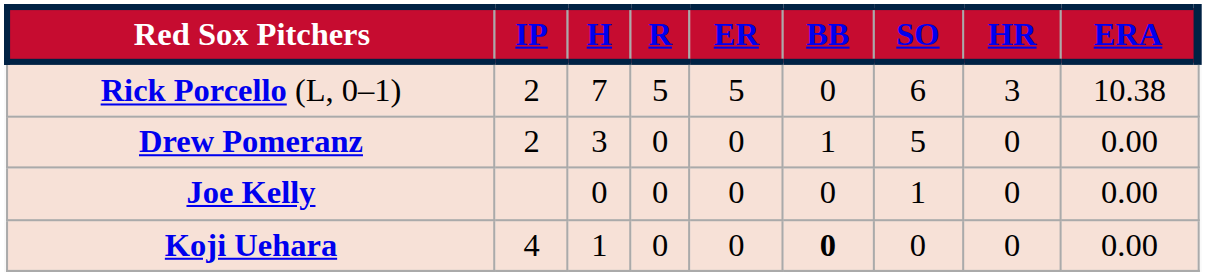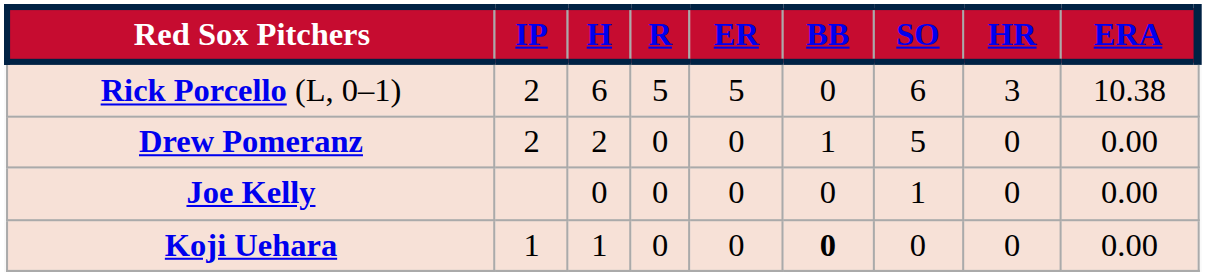(599, 89) 7 -> (599, 89) 6
(599, 141) 3 -> (599, 141) 2
(532, 244) 4 -> (532, 244) 1
